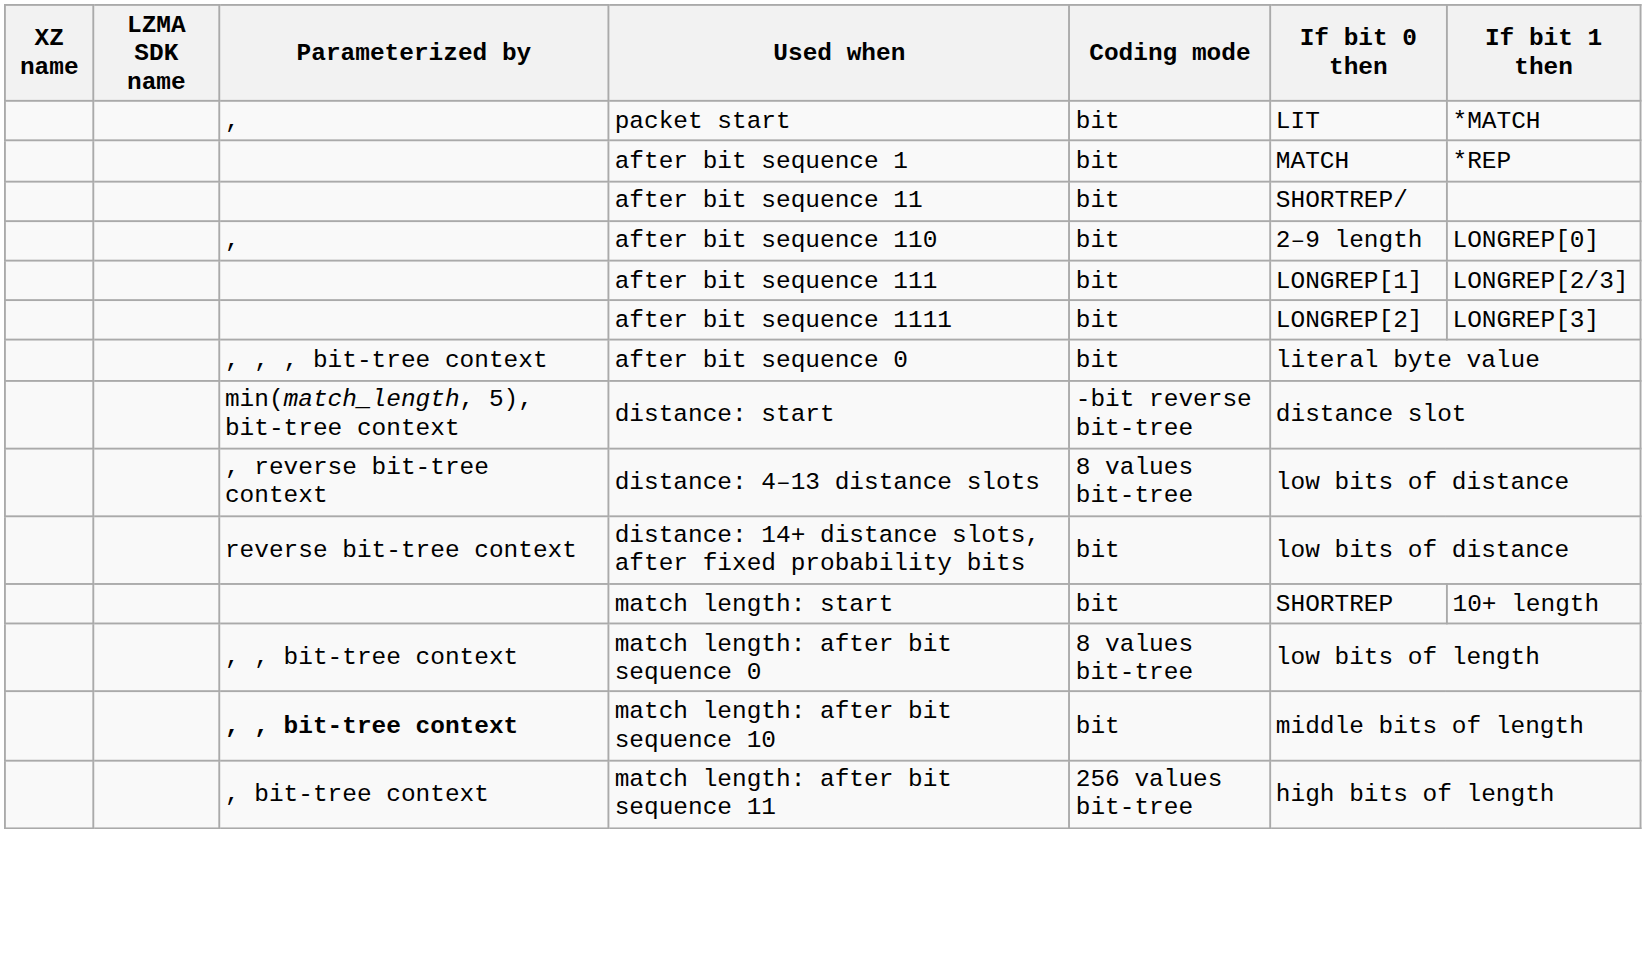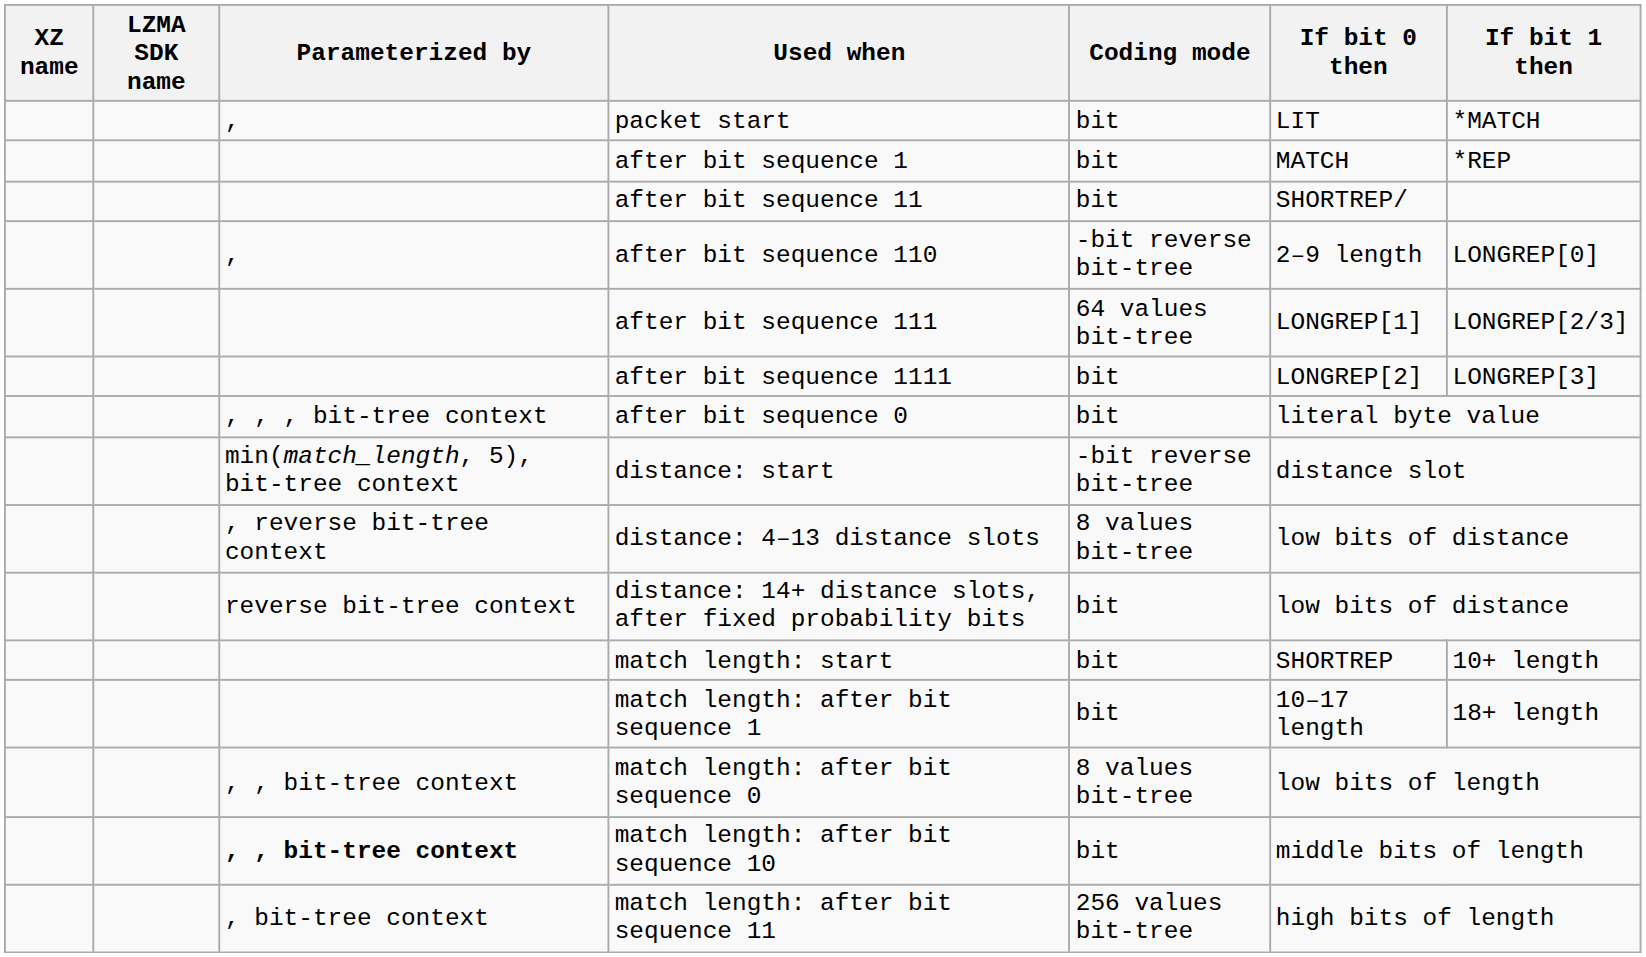(1098, 241) bit -> (1164, 255) -bit reverse bit-tree
(1098, 280) bit -> (1142, 323) 64 values bit-tree
+ row: (783, 714)
